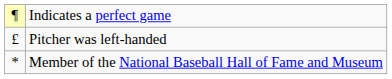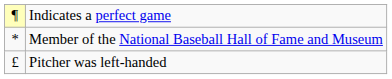rows swapped: (98, 39) <-> (206, 62)
